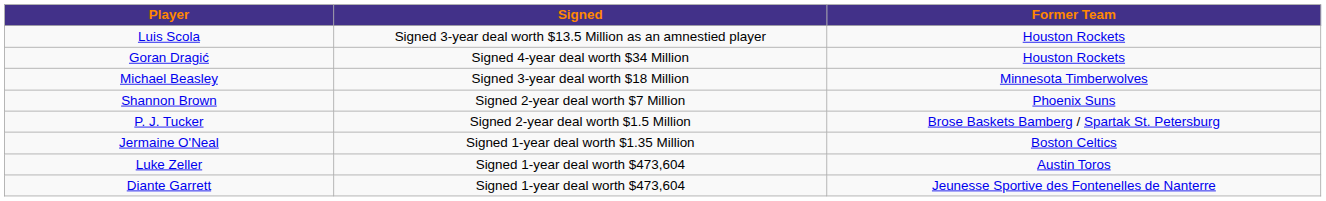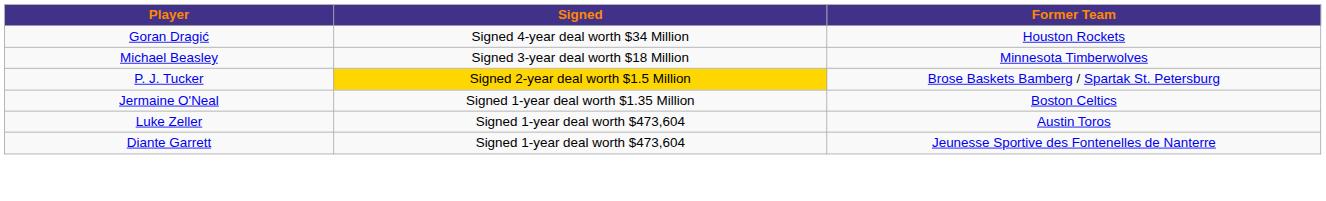- row: (169, 36)
- row: (169, 100)
(580, 121) no background -> (580, 79) gold background
